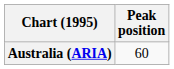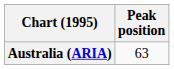(142, 53) 60 -> (142, 53) 63
